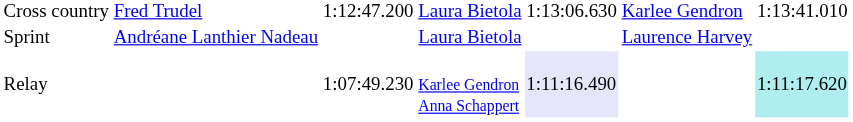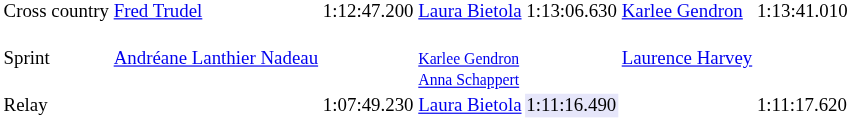(470, 37) Laura Bietola -> (469, 70) Karlee Gendron Anna Schappert
(469, 96) Karlee Gendron Anna Schappert -> (470, 105) Laura Bietola
(802, 84) paleturquoise background -> (802, 105) no background
